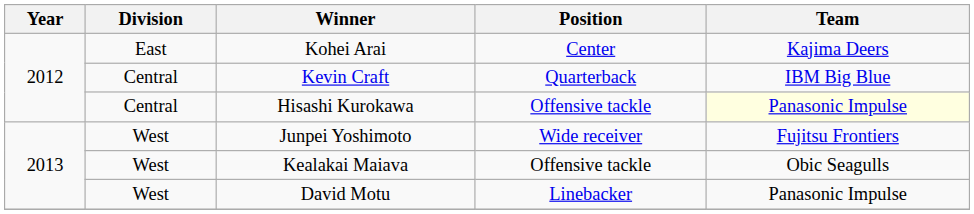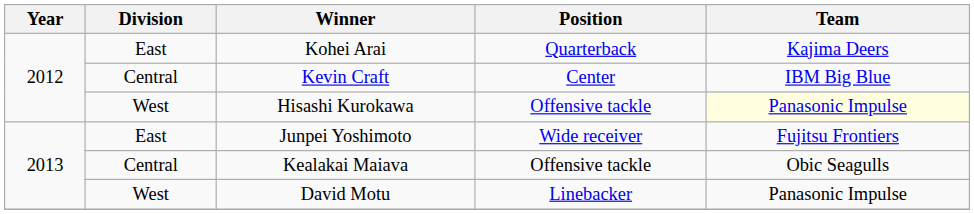(591, 48) Center -> (591, 48) Quarterback
(591, 77) Quarterback -> (591, 77) Center
(151, 106) Central -> (151, 106) West
(151, 135) West -> (151, 135) East
(151, 164) West -> (151, 164) Central
